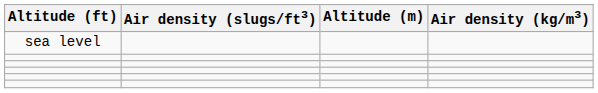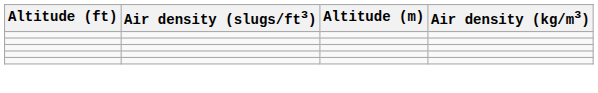- row: (63, 42)
